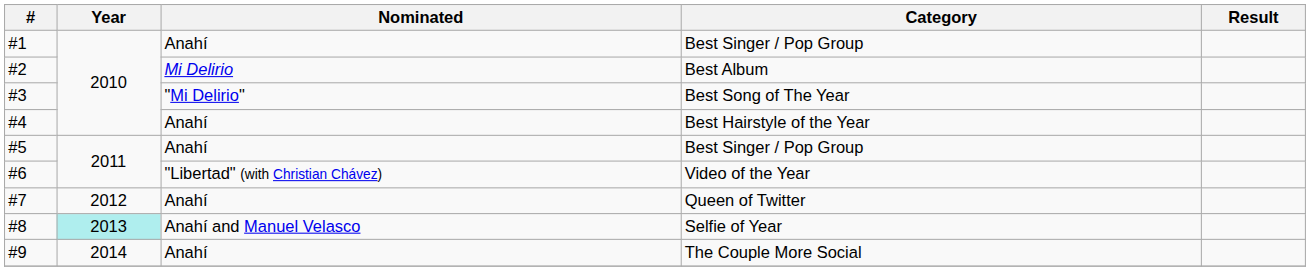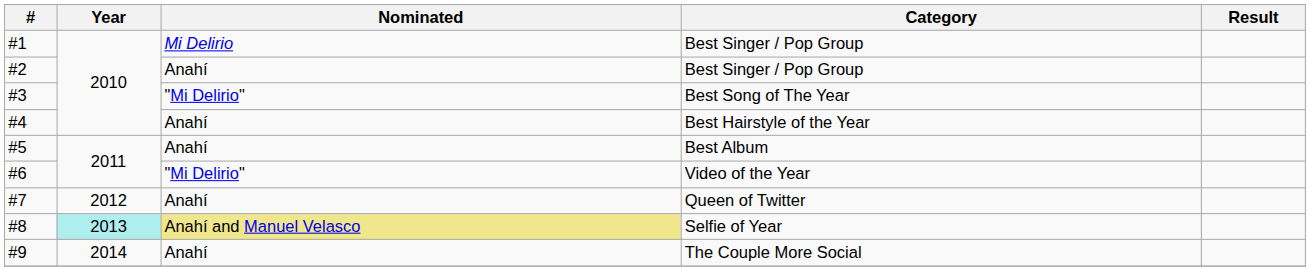(186, 43) Anahí -> (199, 43) Mi Delirio
(199, 69) Mi Delirio -> (186, 69) Anahí
(726, 69) Best Album -> (774, 69) Best Singer / Pop Group
(774, 148) Best Singer / Pop Group -> (726, 148) Best Album
(273, 174) "Libertad" (with Christian Chávez) -> (205, 174) "Mi Delirio"
(262, 226) no background -> (262, 226) khaki background
